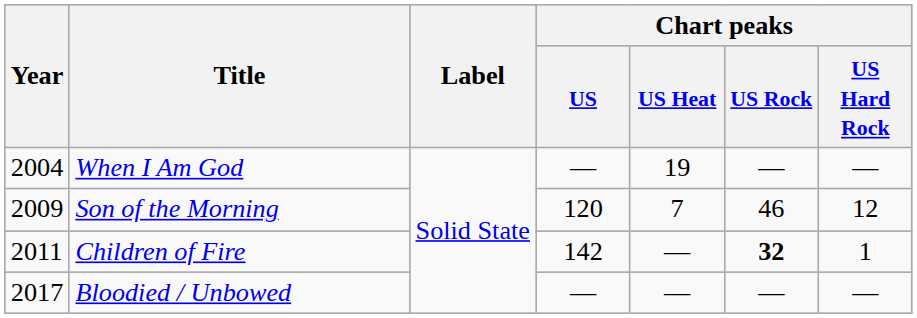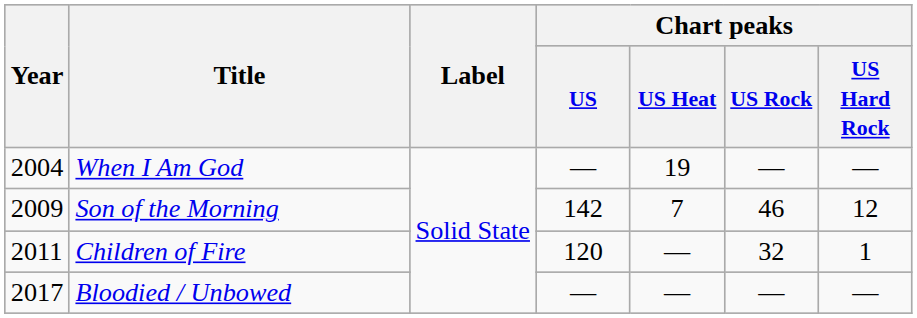(583, 209) 120 -> (583, 209) 142
(583, 250) 142 -> (583, 250) 120
(771, 250) bold -> (771, 250) normal
